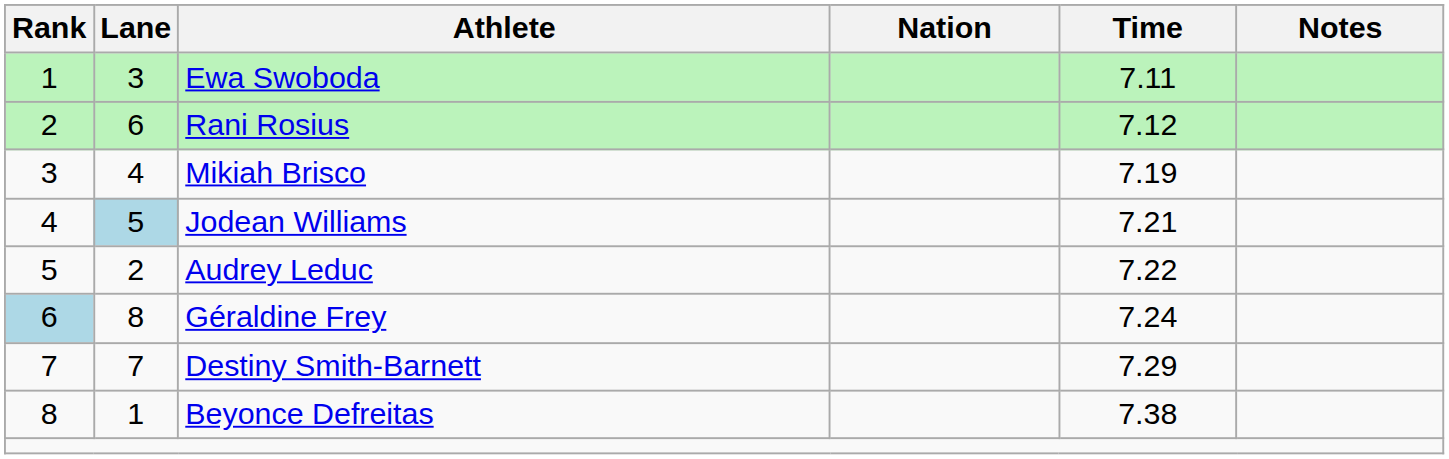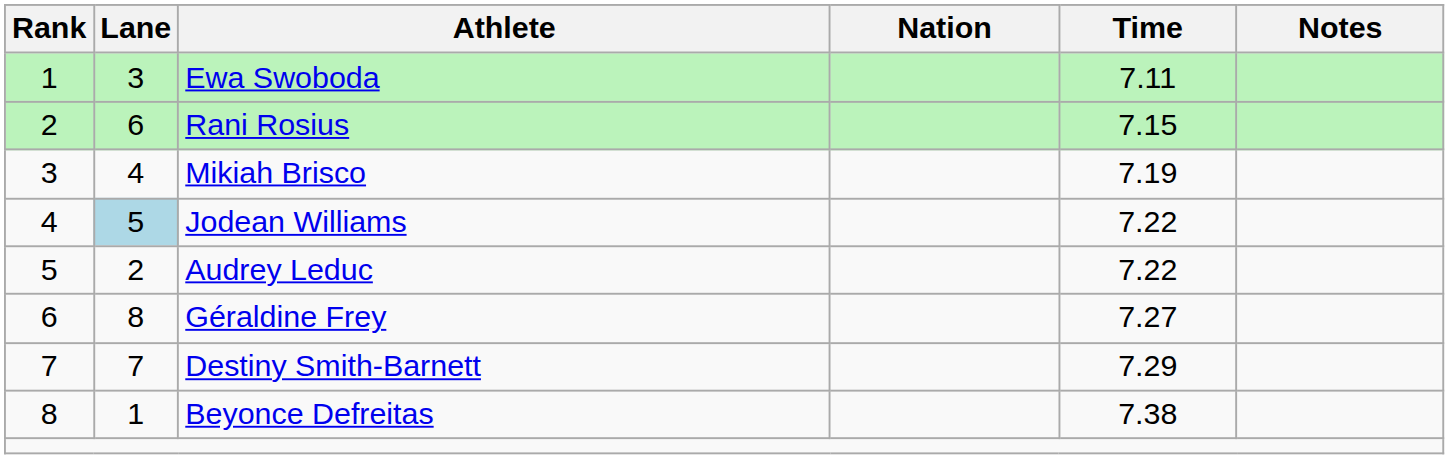(1148, 125) 7.12 -> (1148, 125) 7.15
(1148, 221) 7.21 -> (1148, 221) 7.22
(49, 317) lightblue background -> (49, 317) no background
(1148, 317) 7.24 -> (1148, 317) 7.27
